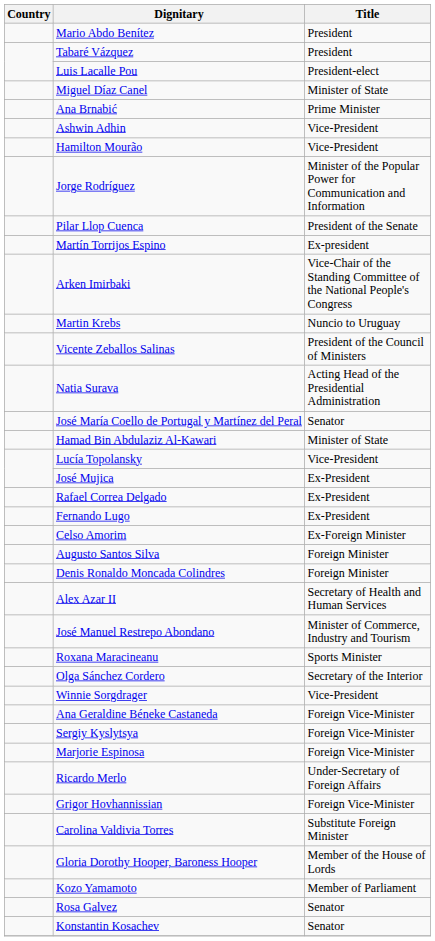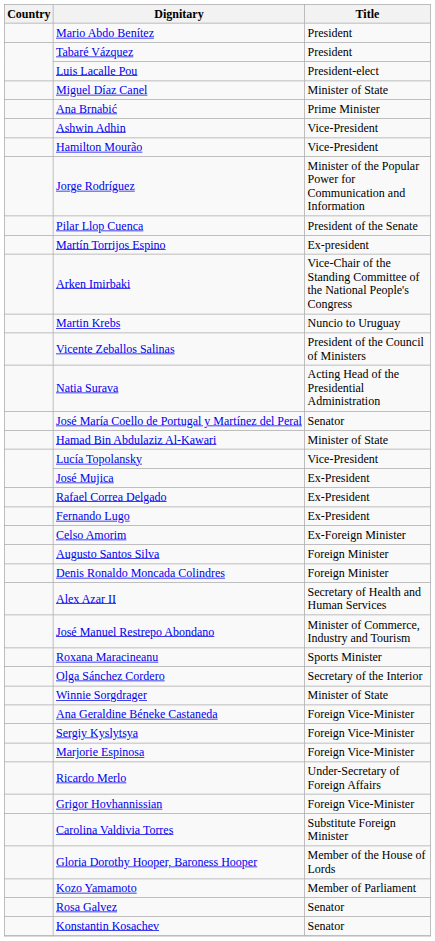(343, 695) Vice-President -> (348, 695) Minister of State
